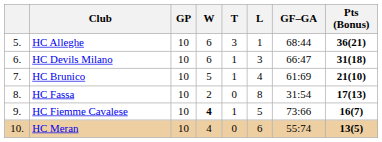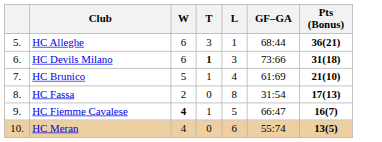- column: (183, 19)
(234, 59) normal -> (209, 59) bold
(299, 59) 66:47 -> (273, 59) 73:66
(299, 111) 73:66 -> (273, 111) 66:47
